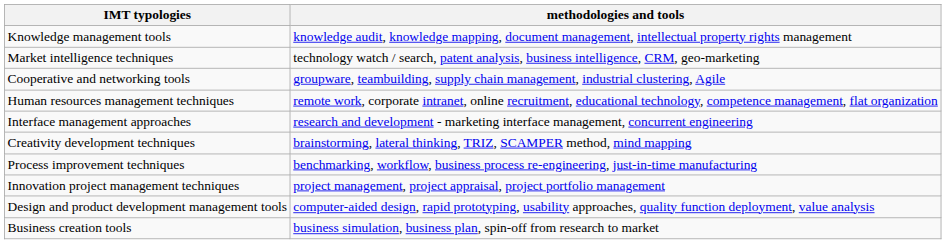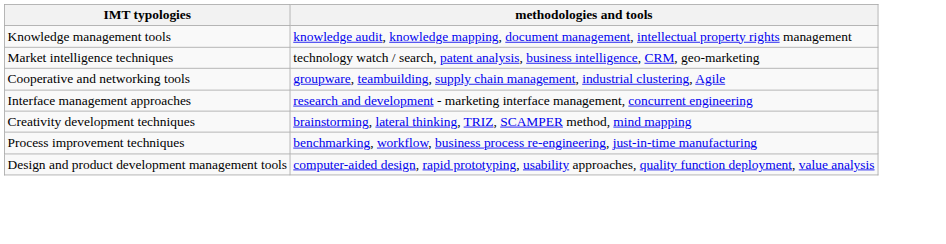- row: (121, 100)
- row: (123, 185)
- row: (69, 228)
